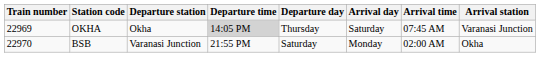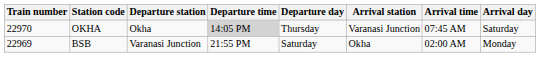columns swapped: (497, 12) <-> (374, 12)
(19, 28) 22969 -> (19, 28) 22970
(19, 44) 22970 -> (19, 44) 22969
